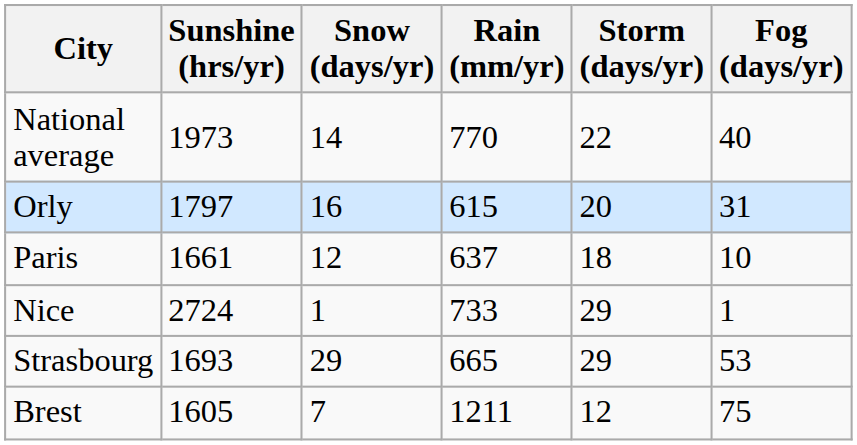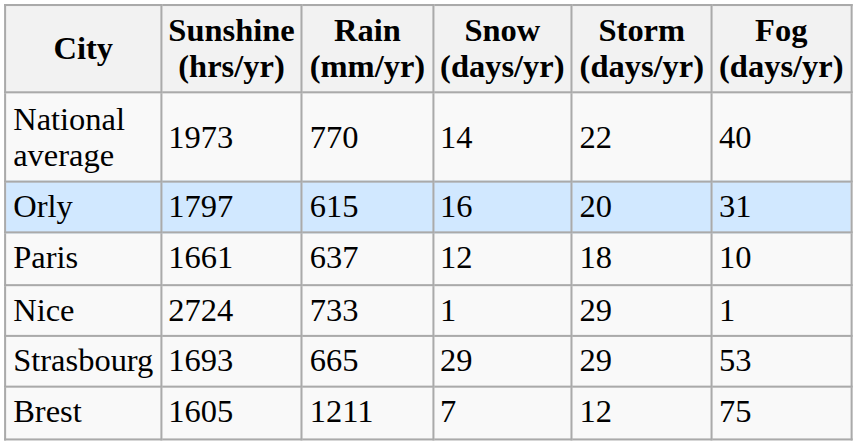columns swapped: (507, 48) <-> (372, 48)
